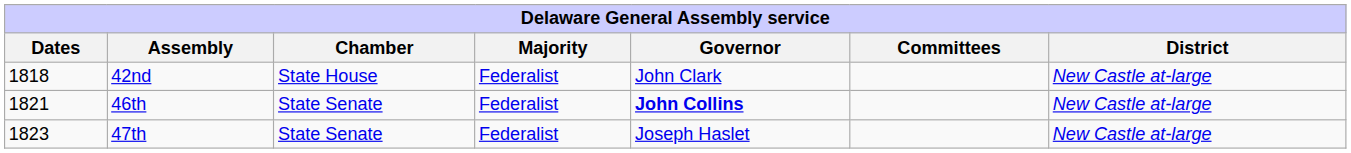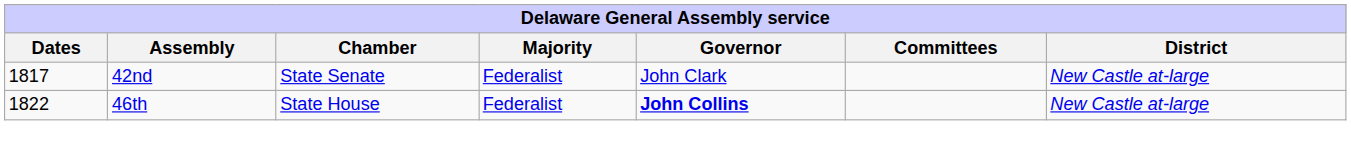(29, 76) 1818 -> (29, 76) 1817
(328, 76) State House -> (333, 76) State Senate
(29, 104) 1821 -> (29, 104) 1822
(330, 104) State Senate -> (330, 104) State House
- row: (129, 133)
